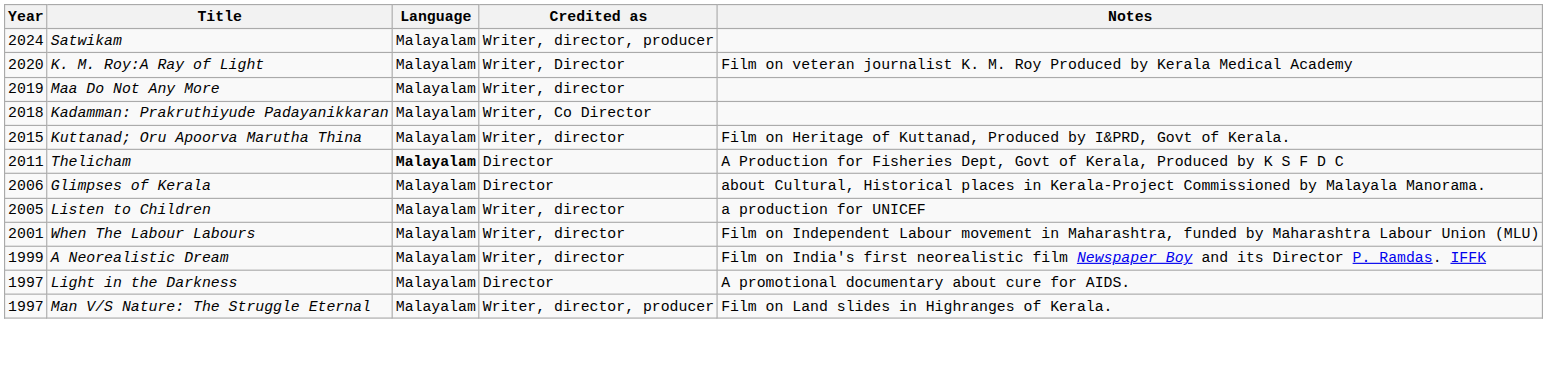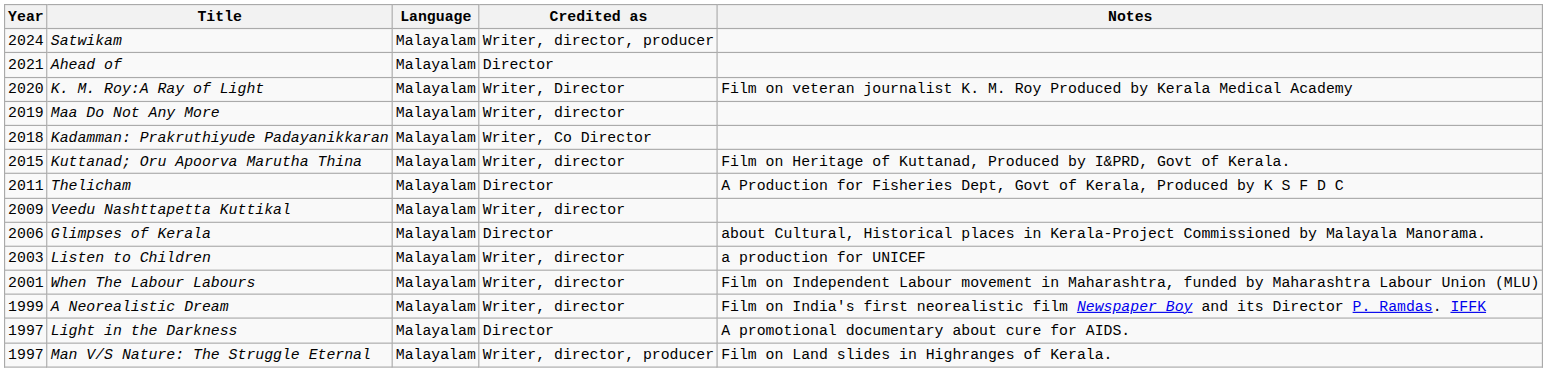+ row: (86, 65)
(436, 162) bold -> (436, 186) normal
+ row: (171, 210)
(26, 210) 2005 -> (26, 258) 2003
